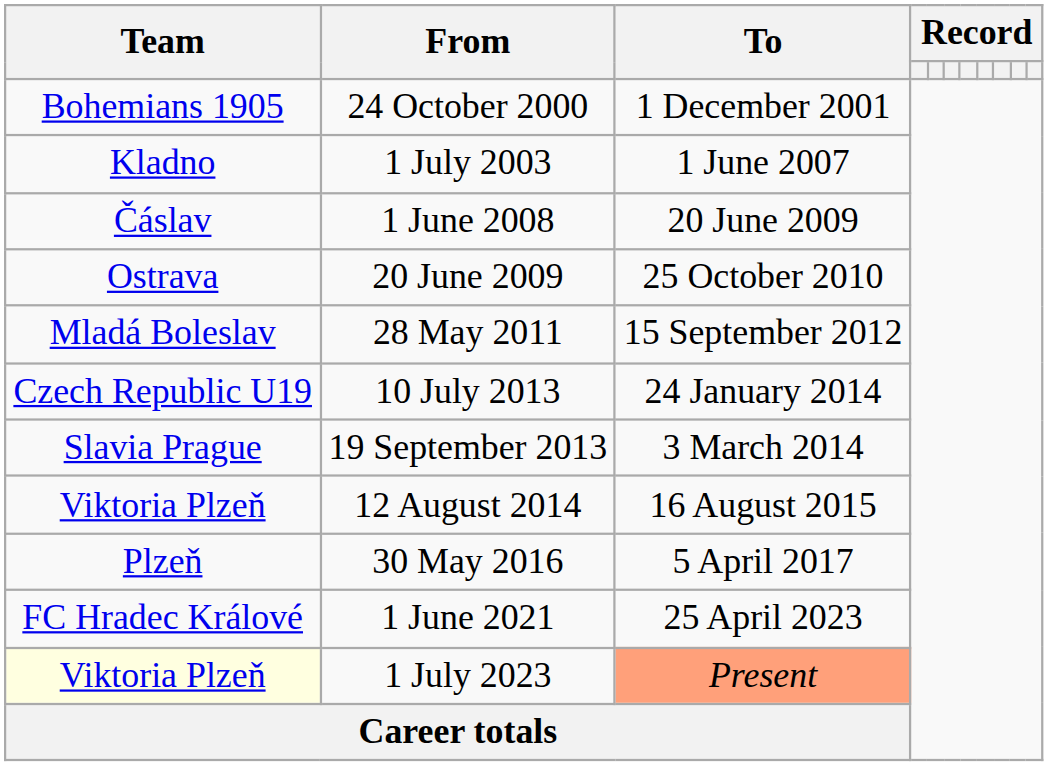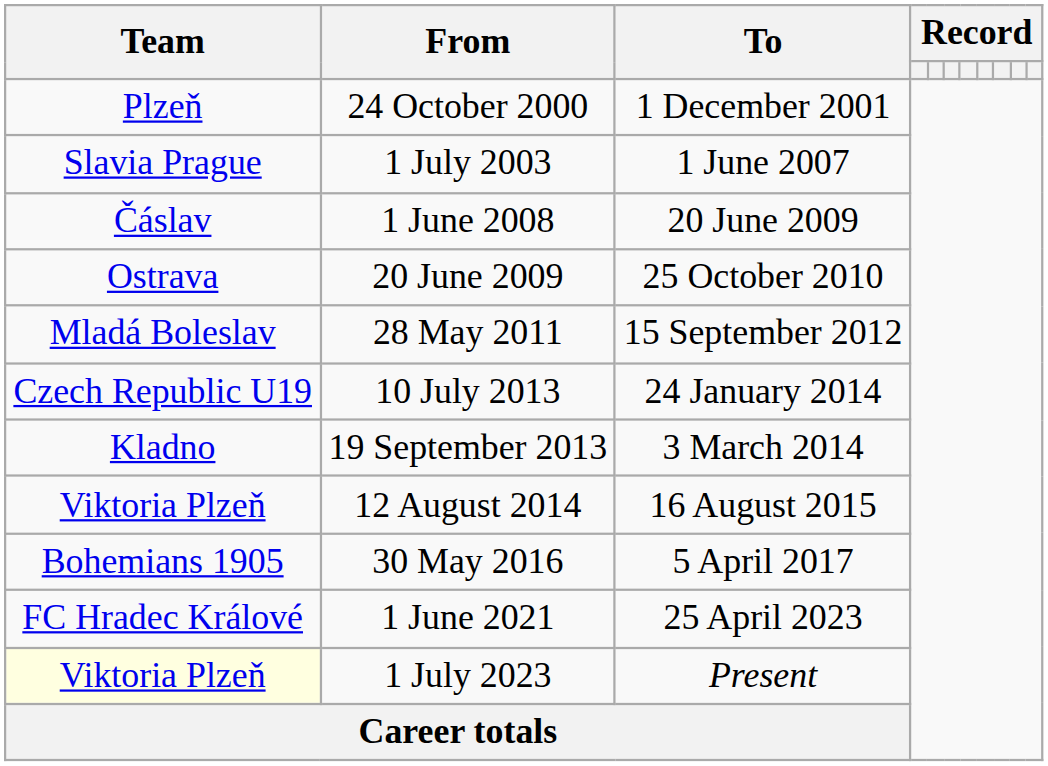(163, 106) Bohemians 1905 -> (163, 106) Plzeň
(163, 163) Kladno -> (163, 163) Slavia Prague
(163, 447) Slavia Prague -> (163, 447) Kladno
(163, 561) Plzeň -> (163, 561) Bohemians 1905
(763, 674) lightsalmon background -> (763, 674) no background
